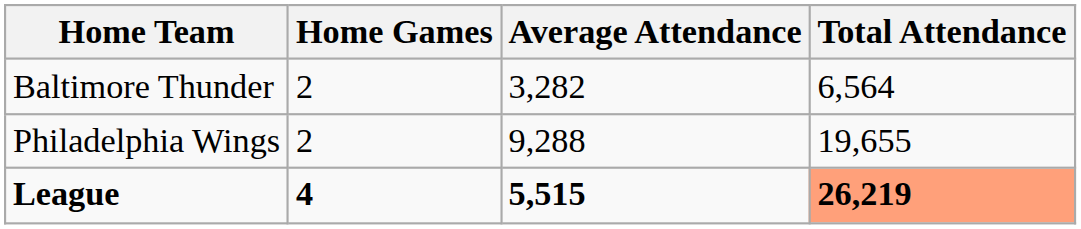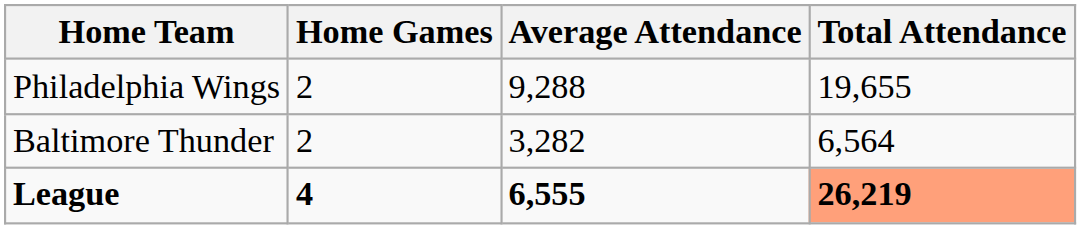rows swapped: (147, 140) <-> (143, 85)
(547, 194) 5,515 -> (547, 194) 6,555
